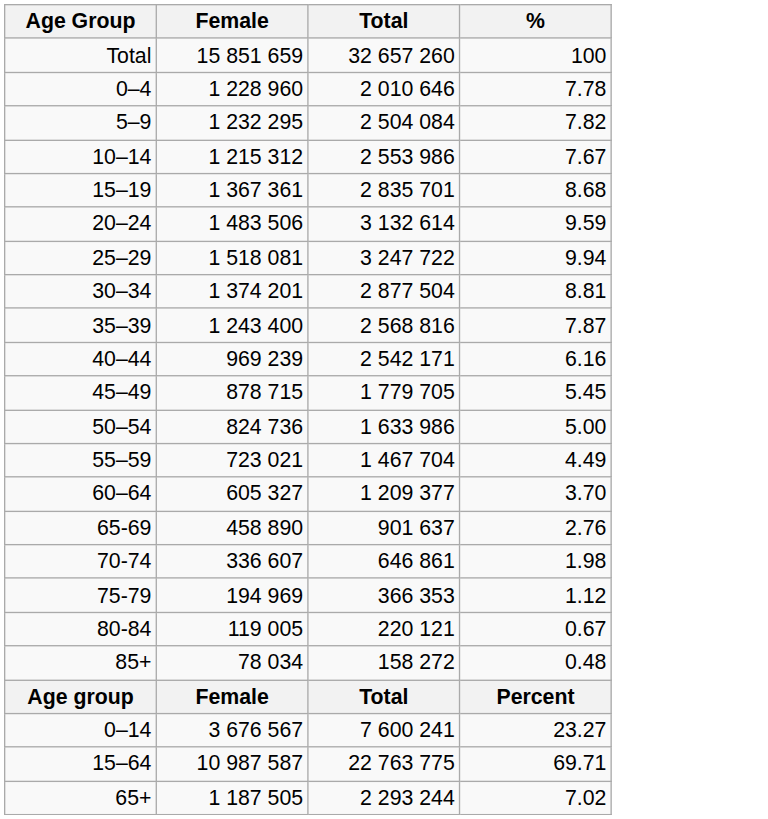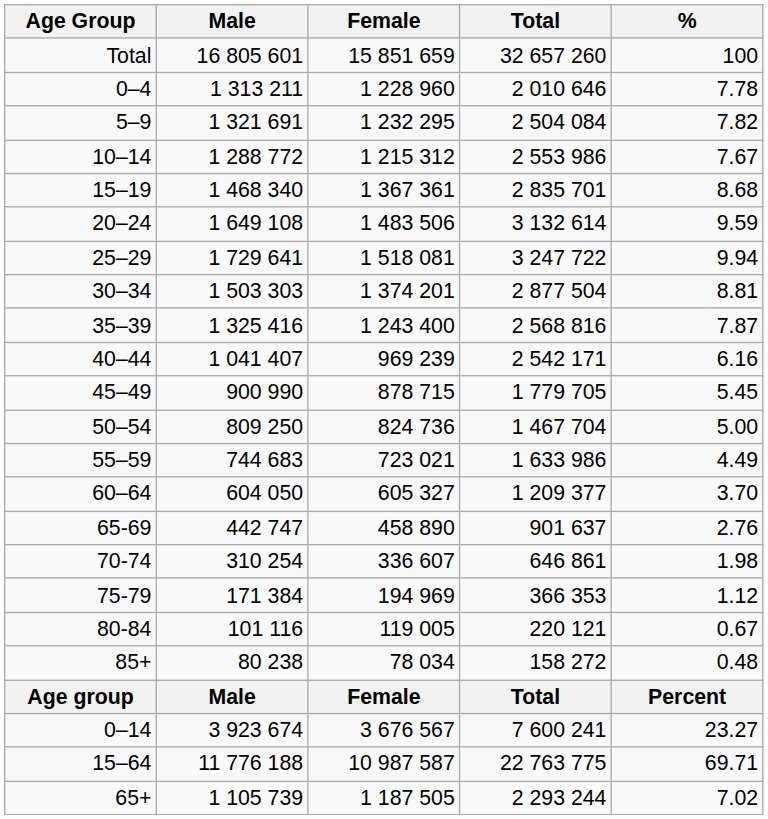+ column: (232, 21)
(407, 426) 1 633 986 -> (559, 426) 1 467 704
(407, 460) 1 467 704 -> (559, 460) 1 633 986
